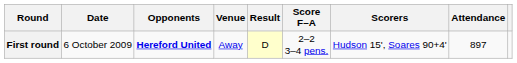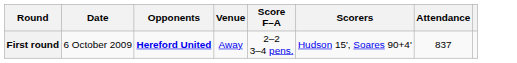- column: (265, 17)
(478, 44) 897 -> (443, 44) 837
